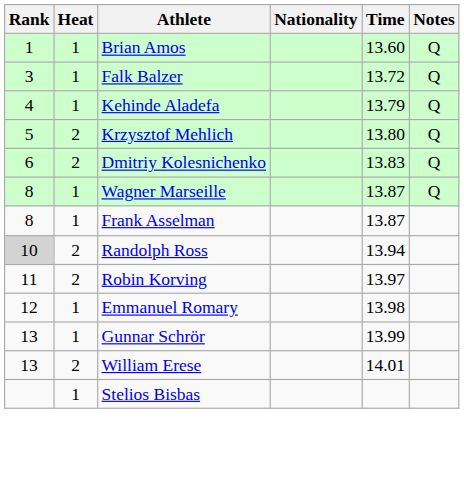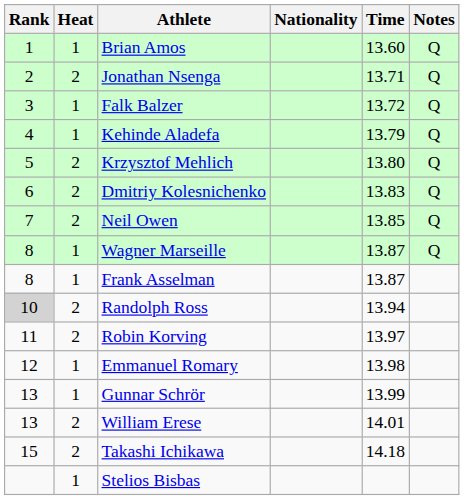+ row: (161, 76)
+ row: (140, 220)
+ row: (163, 451)
